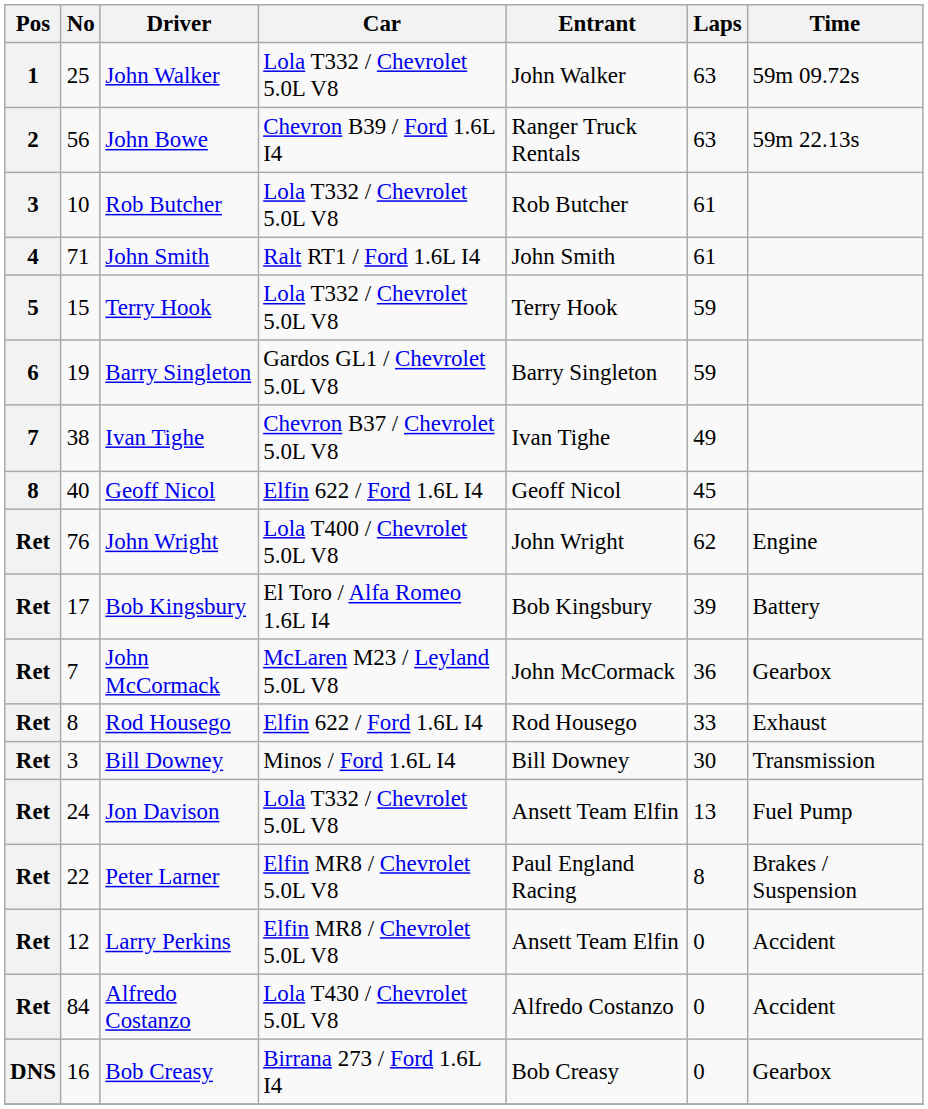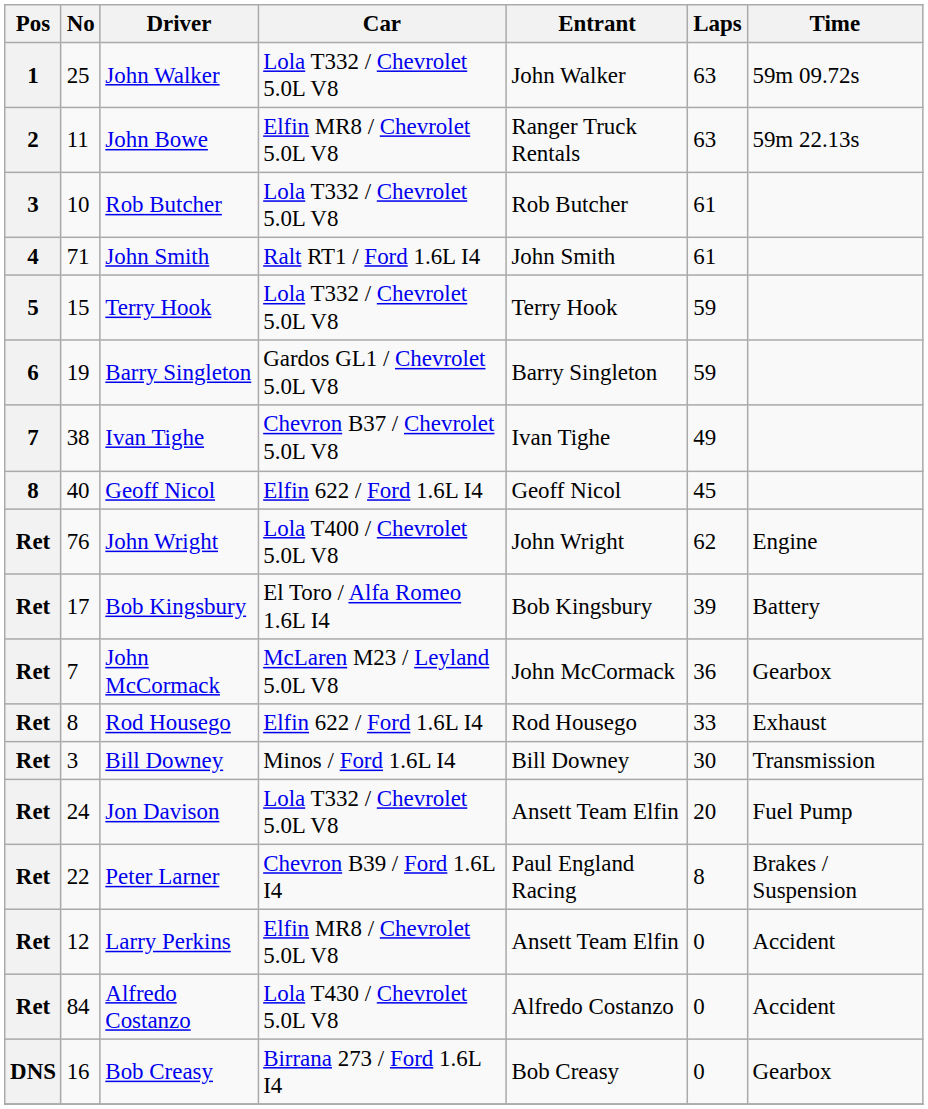(78, 140) 56 -> (78, 140) 11
(379, 140) Chevron B39 / Ford 1.6L I4 -> (367, 140) Elfin MR8 / Chevrolet 5.0L V8
(705, 811) 13 -> (705, 811) 20
(367, 876) Elfin MR8 / Chevrolet 5.0L V8 -> (379, 876) Chevron B39 / Ford 1.6L I4
